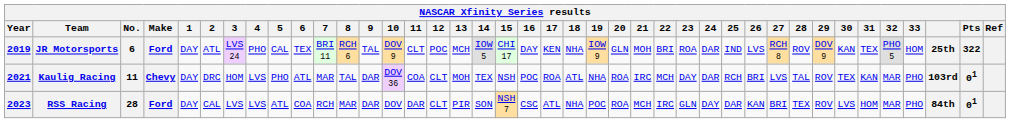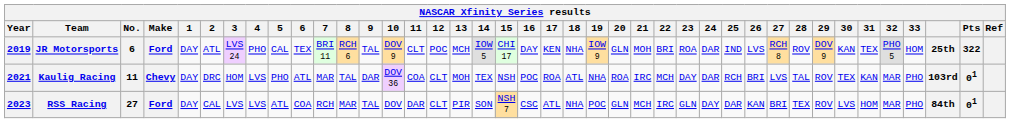(132, 104) 28 -> (132, 104) 27
(371, 104) DAR -> (371, 104) TAL
(620, 104) ROA -> (620, 104) GLN
